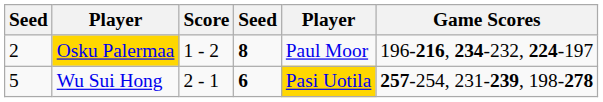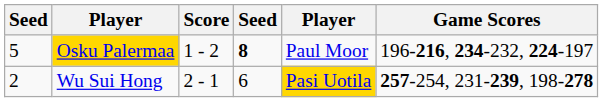(14, 50) 2 -> (14, 50) 5
(14, 81) 5 -> (14, 81) 2
(243, 81) bold -> (243, 81) normal
